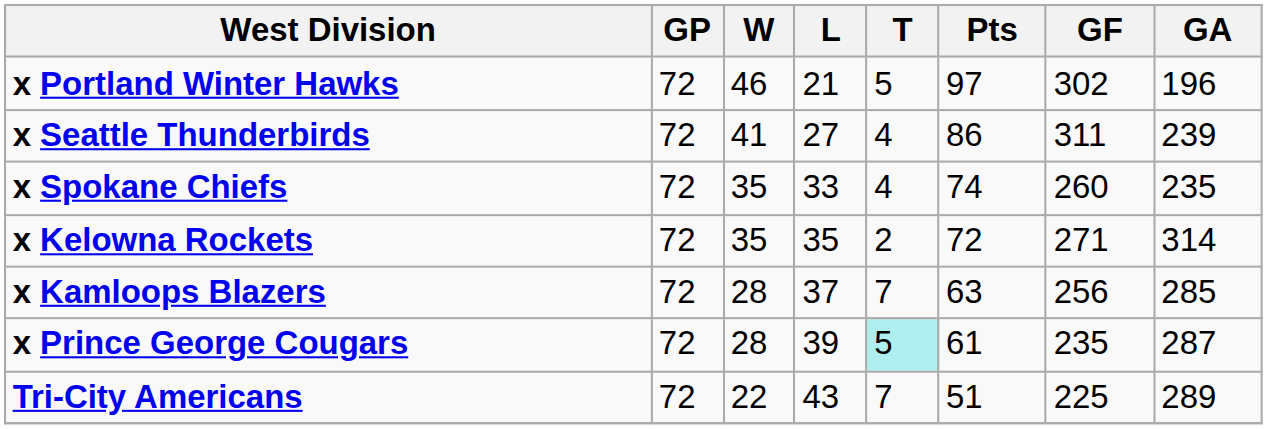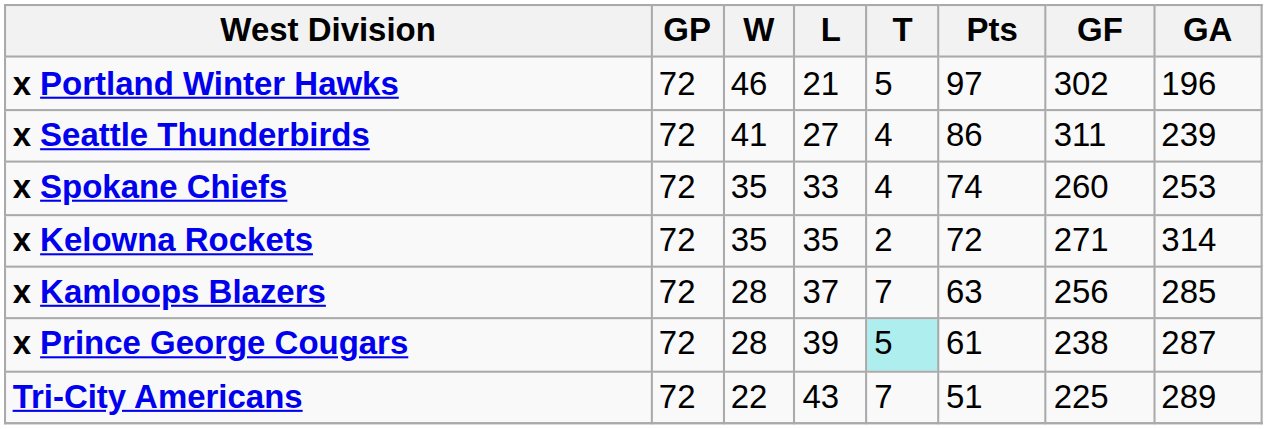(1189, 187) 235 -> (1189, 187) 253
(1081, 344) 235 -> (1081, 344) 238
